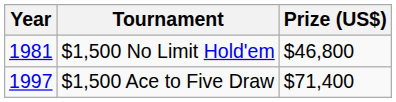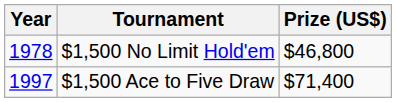(31, 50) 1981 -> (31, 50) 1978
